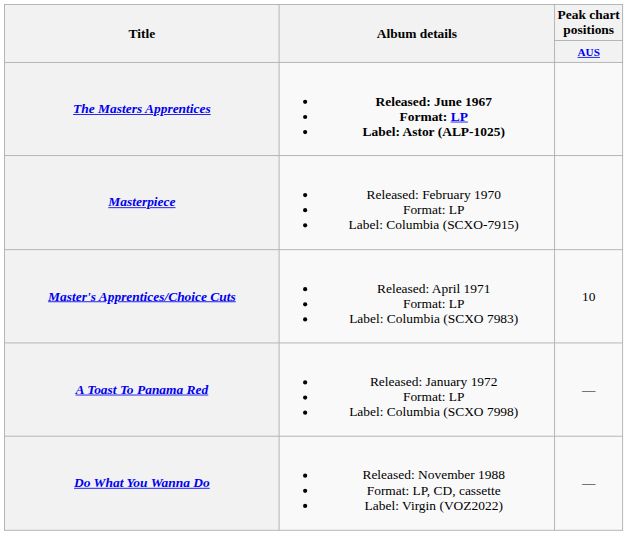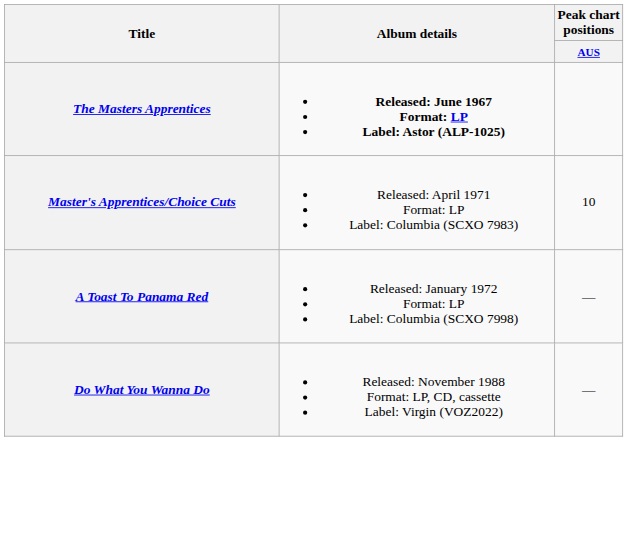- row: (142, 202)
